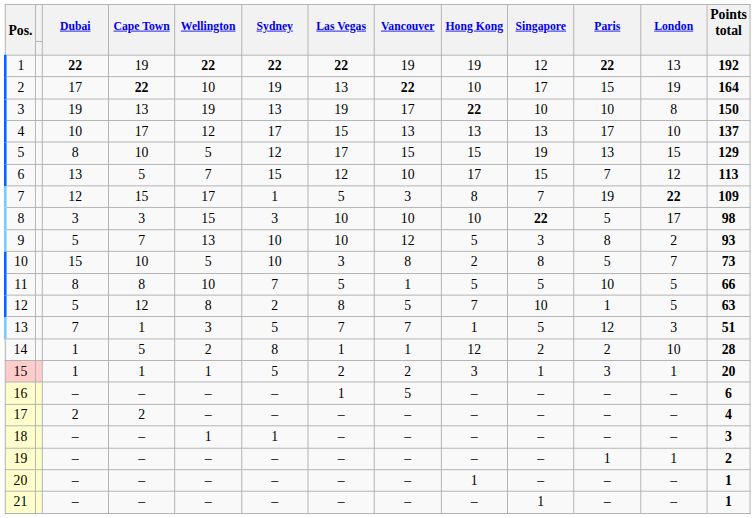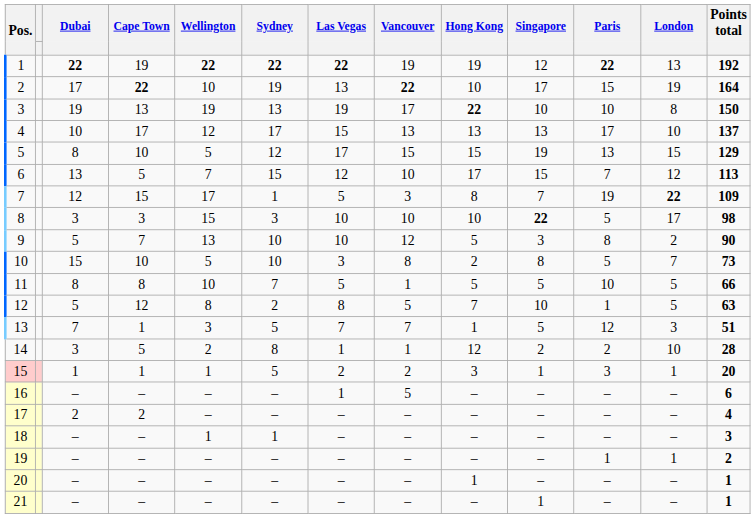(729, 240) 93 -> (729, 240) 90
(75, 349) 1 -> (75, 349) 3
